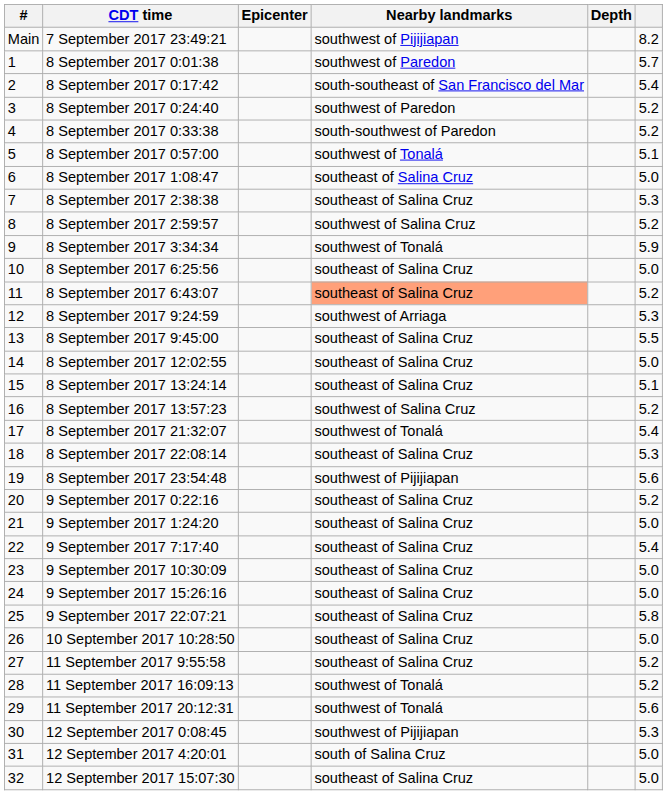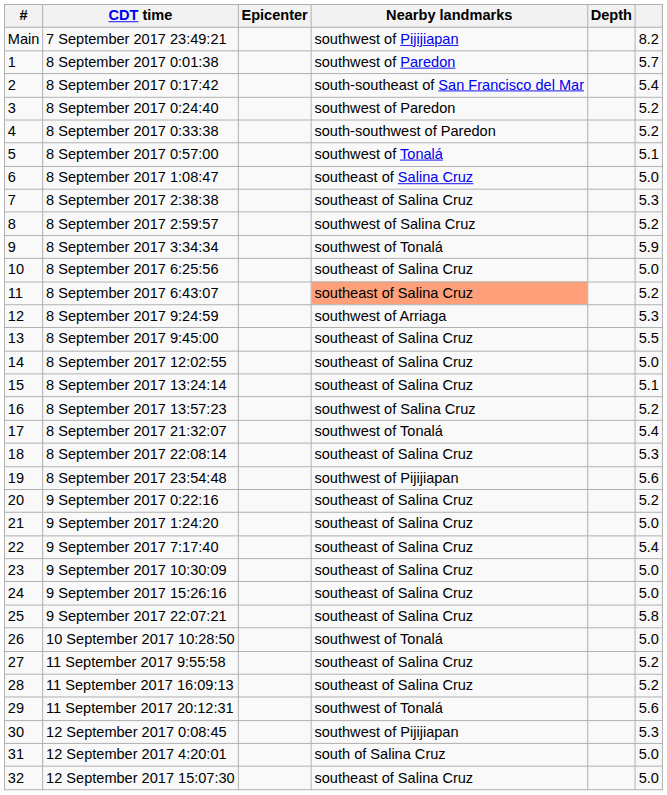(394, 639) southeast of Salina Cruz -> (379, 639) southwest of Tonalá
(379, 685) southwest of Tonalá -> (394, 685) southeast of Salina Cruz
